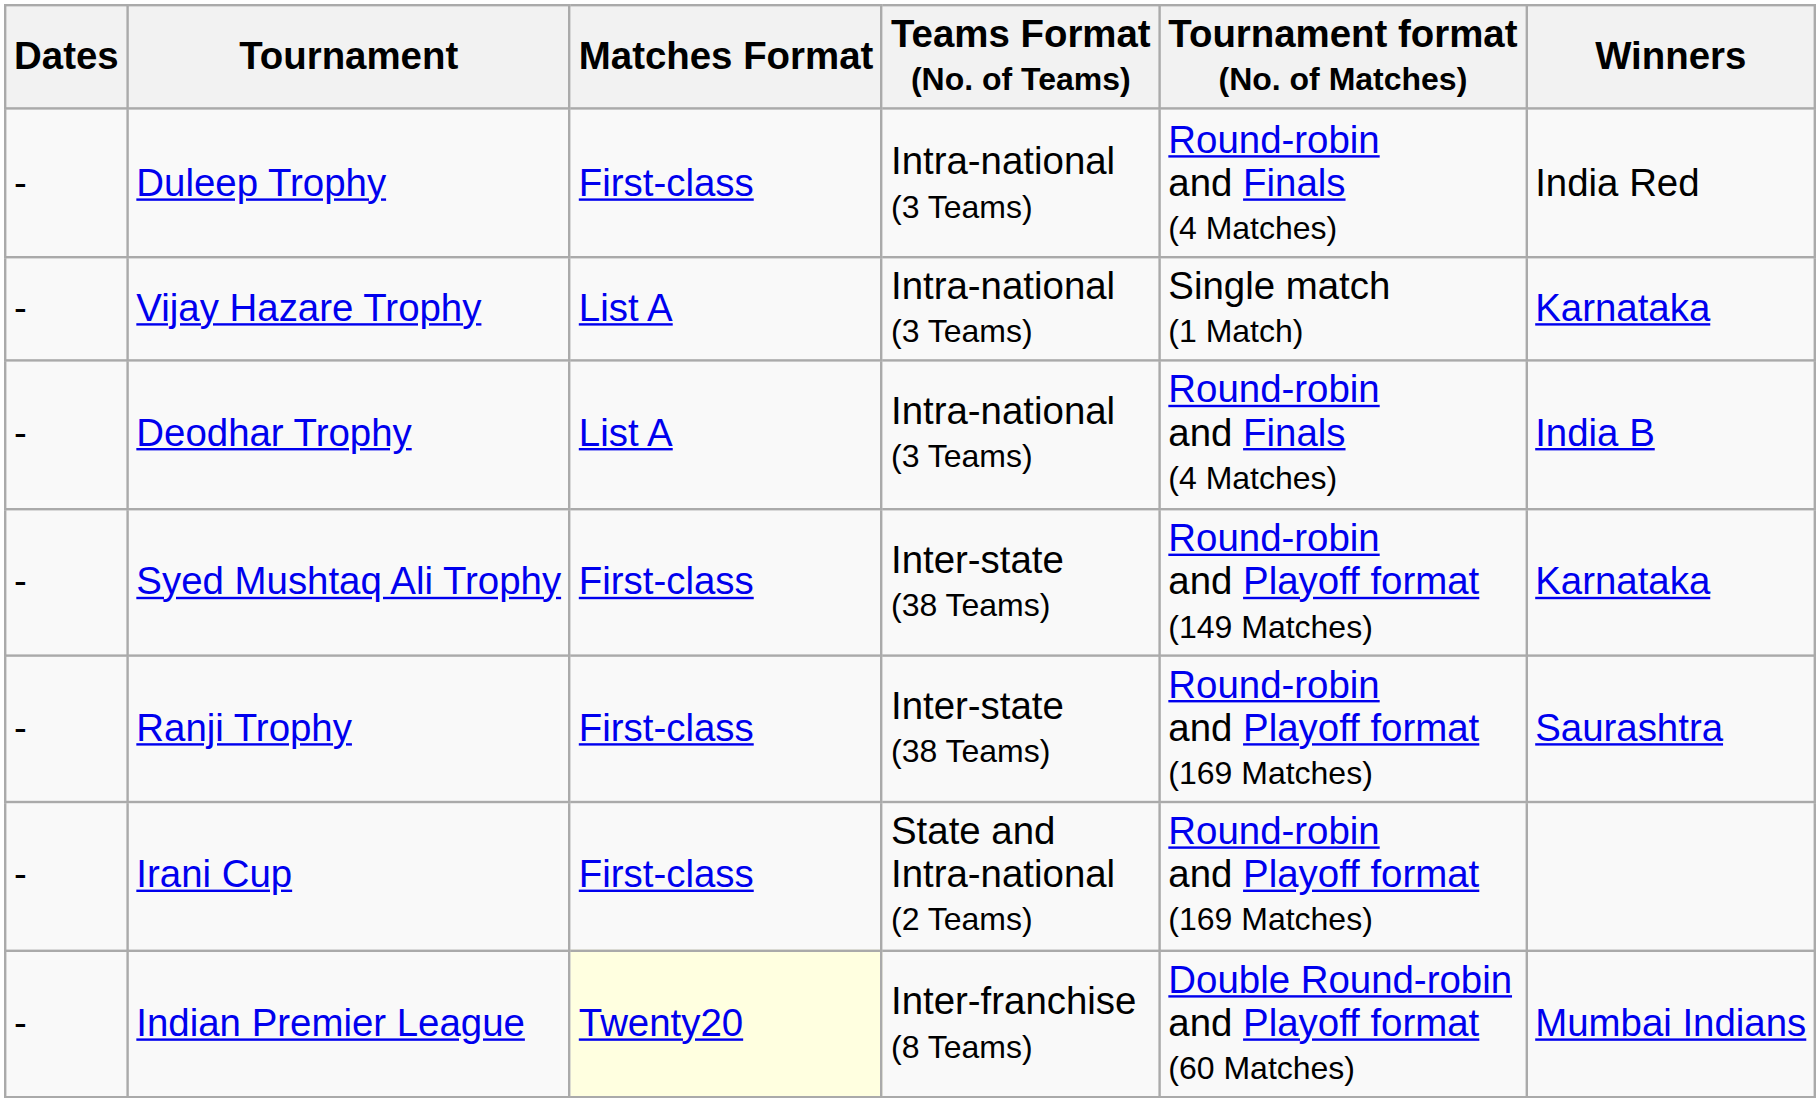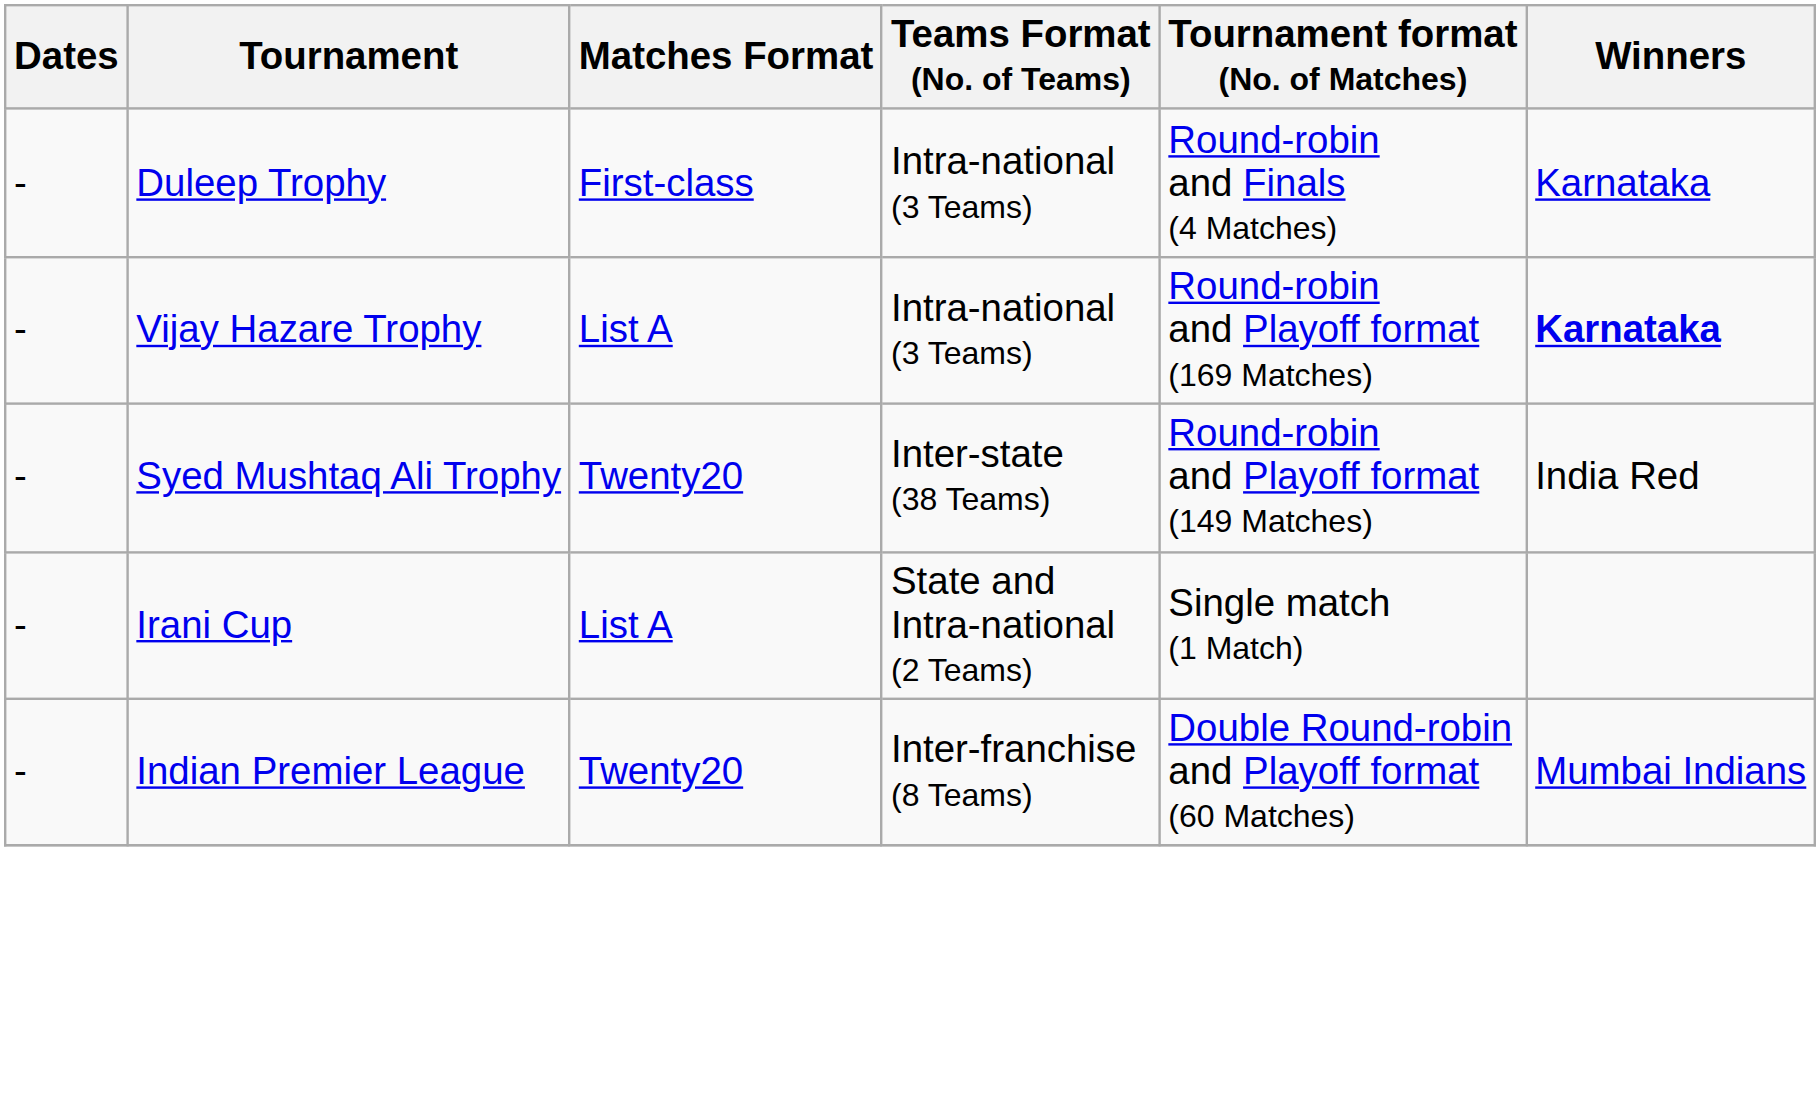(1617, 182) India Red -> (1623, 182) Karnataka
(1279, 307) Single match (1 Match) -> (1324, 329) Round-robin and Playoff format (169 Matches)
(1623, 307) normal -> (1628, 329) bold
- row: (274, 433)
(666, 580) First-class -> (661, 476) Twenty20
(1623, 580) Karnataka -> (1617, 476) India Red
- row: (244, 728)
(666, 875) First-class -> (626, 624) List A
(1324, 875) Round-robin and Playoff format (169 Matches) -> (1279, 624) Single match (1 Match)
(661, 1022) lightyellow background -> (661, 771) no background
